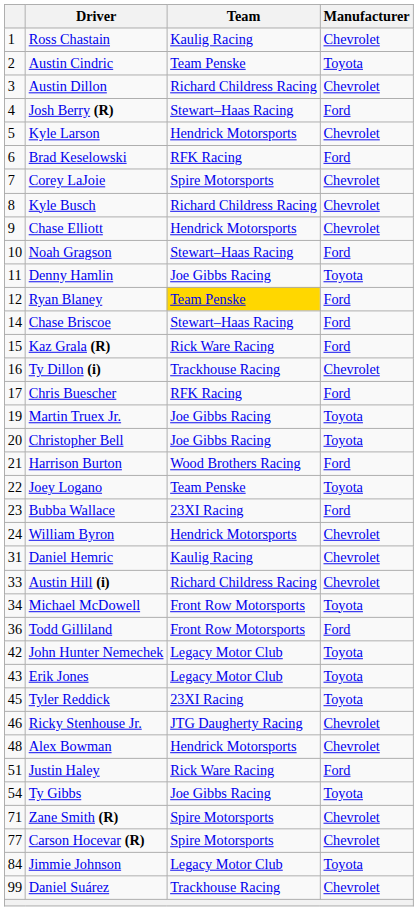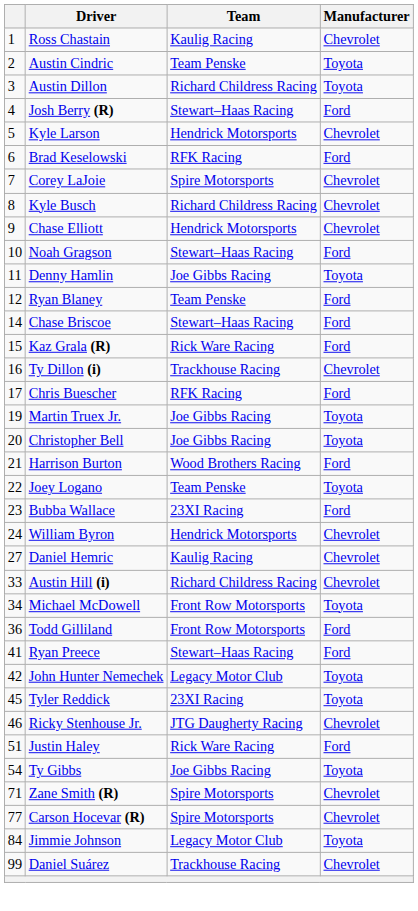(352, 87) Chevrolet -> (343, 87) Toyota
(208, 299) gold background -> (208, 299) no background
(15, 558) 31 -> (15, 558) 27
+ row: (64, 652)
- row: (59, 676)
- row: (70, 746)
